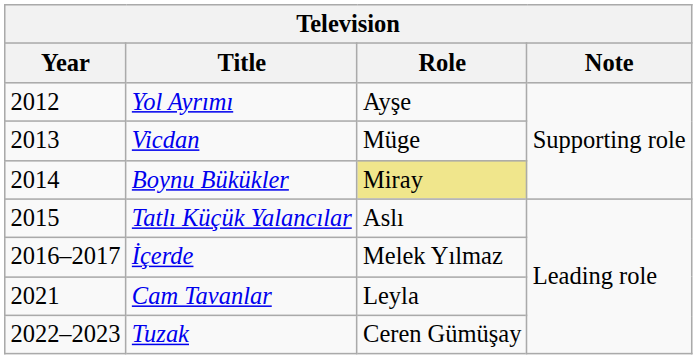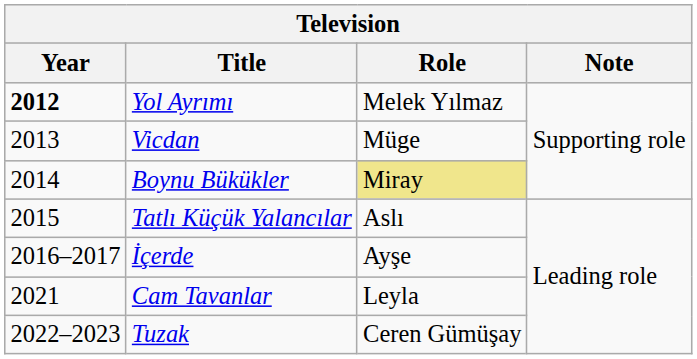(35, 101) normal -> (35, 101) bold
(387, 101) Ayşe -> (433, 101) Melek Yılmaz
(433, 256) Melek Yılmaz -> (387, 256) Ayşe
